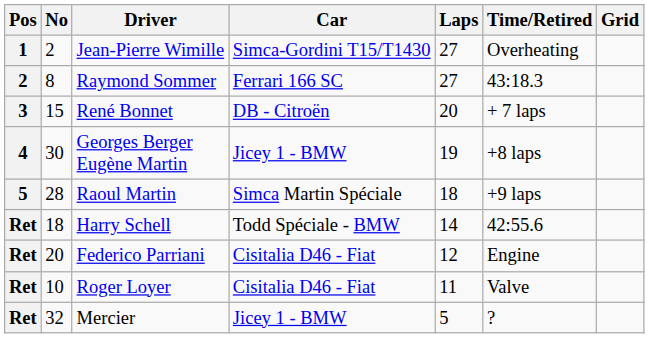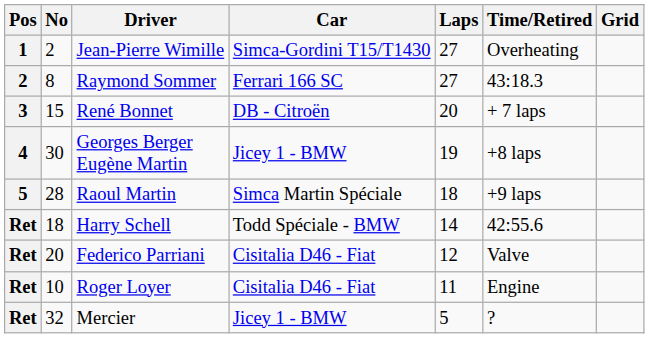(513, 255) Engine -> (508, 255) Valve
(508, 286) Valve -> (513, 286) Engine
